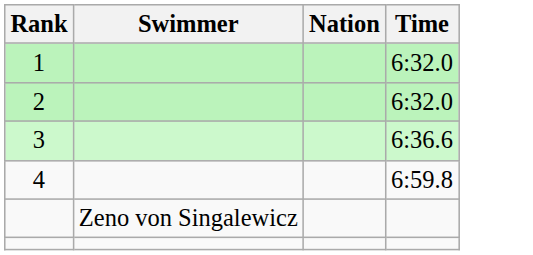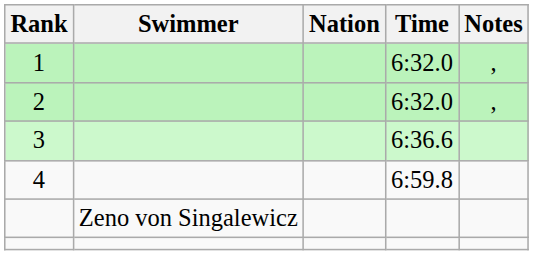+ column: (493, 23)
